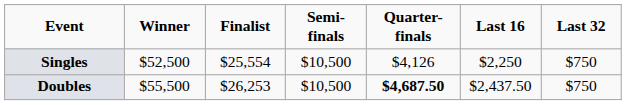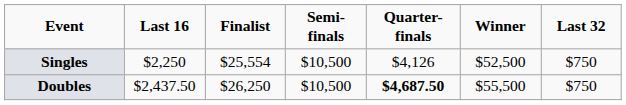columns swapped: (165, 26) <-> (500, 26)
(245, 87) $26,253 -> (245, 87) $26,250
